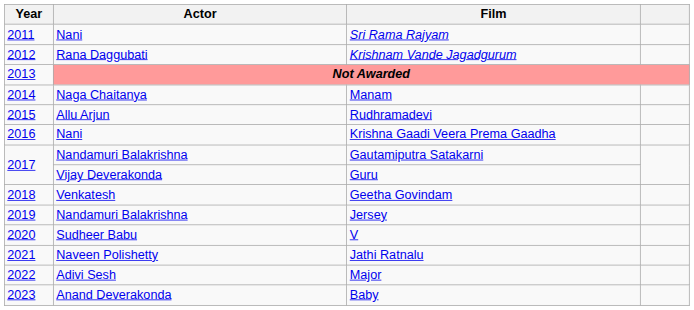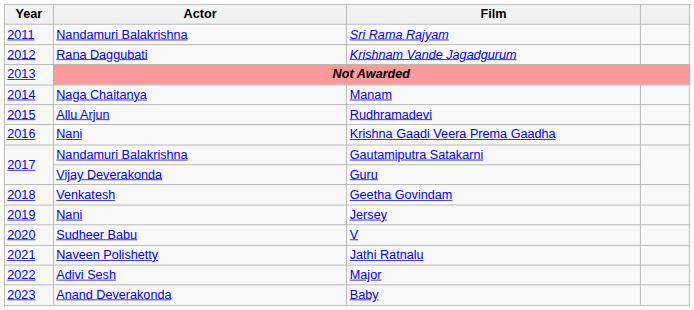(69, 34) Nani -> (122, 34) Nandamuri Balakrishna
(122, 214) Nandamuri Balakrishna -> (69, 214) Nani
